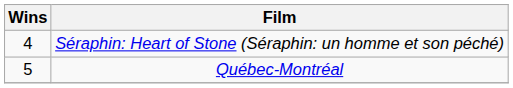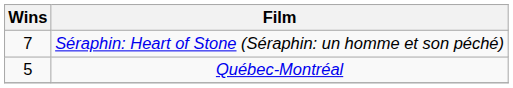(28, 43) 4 -> (28, 43) 7
